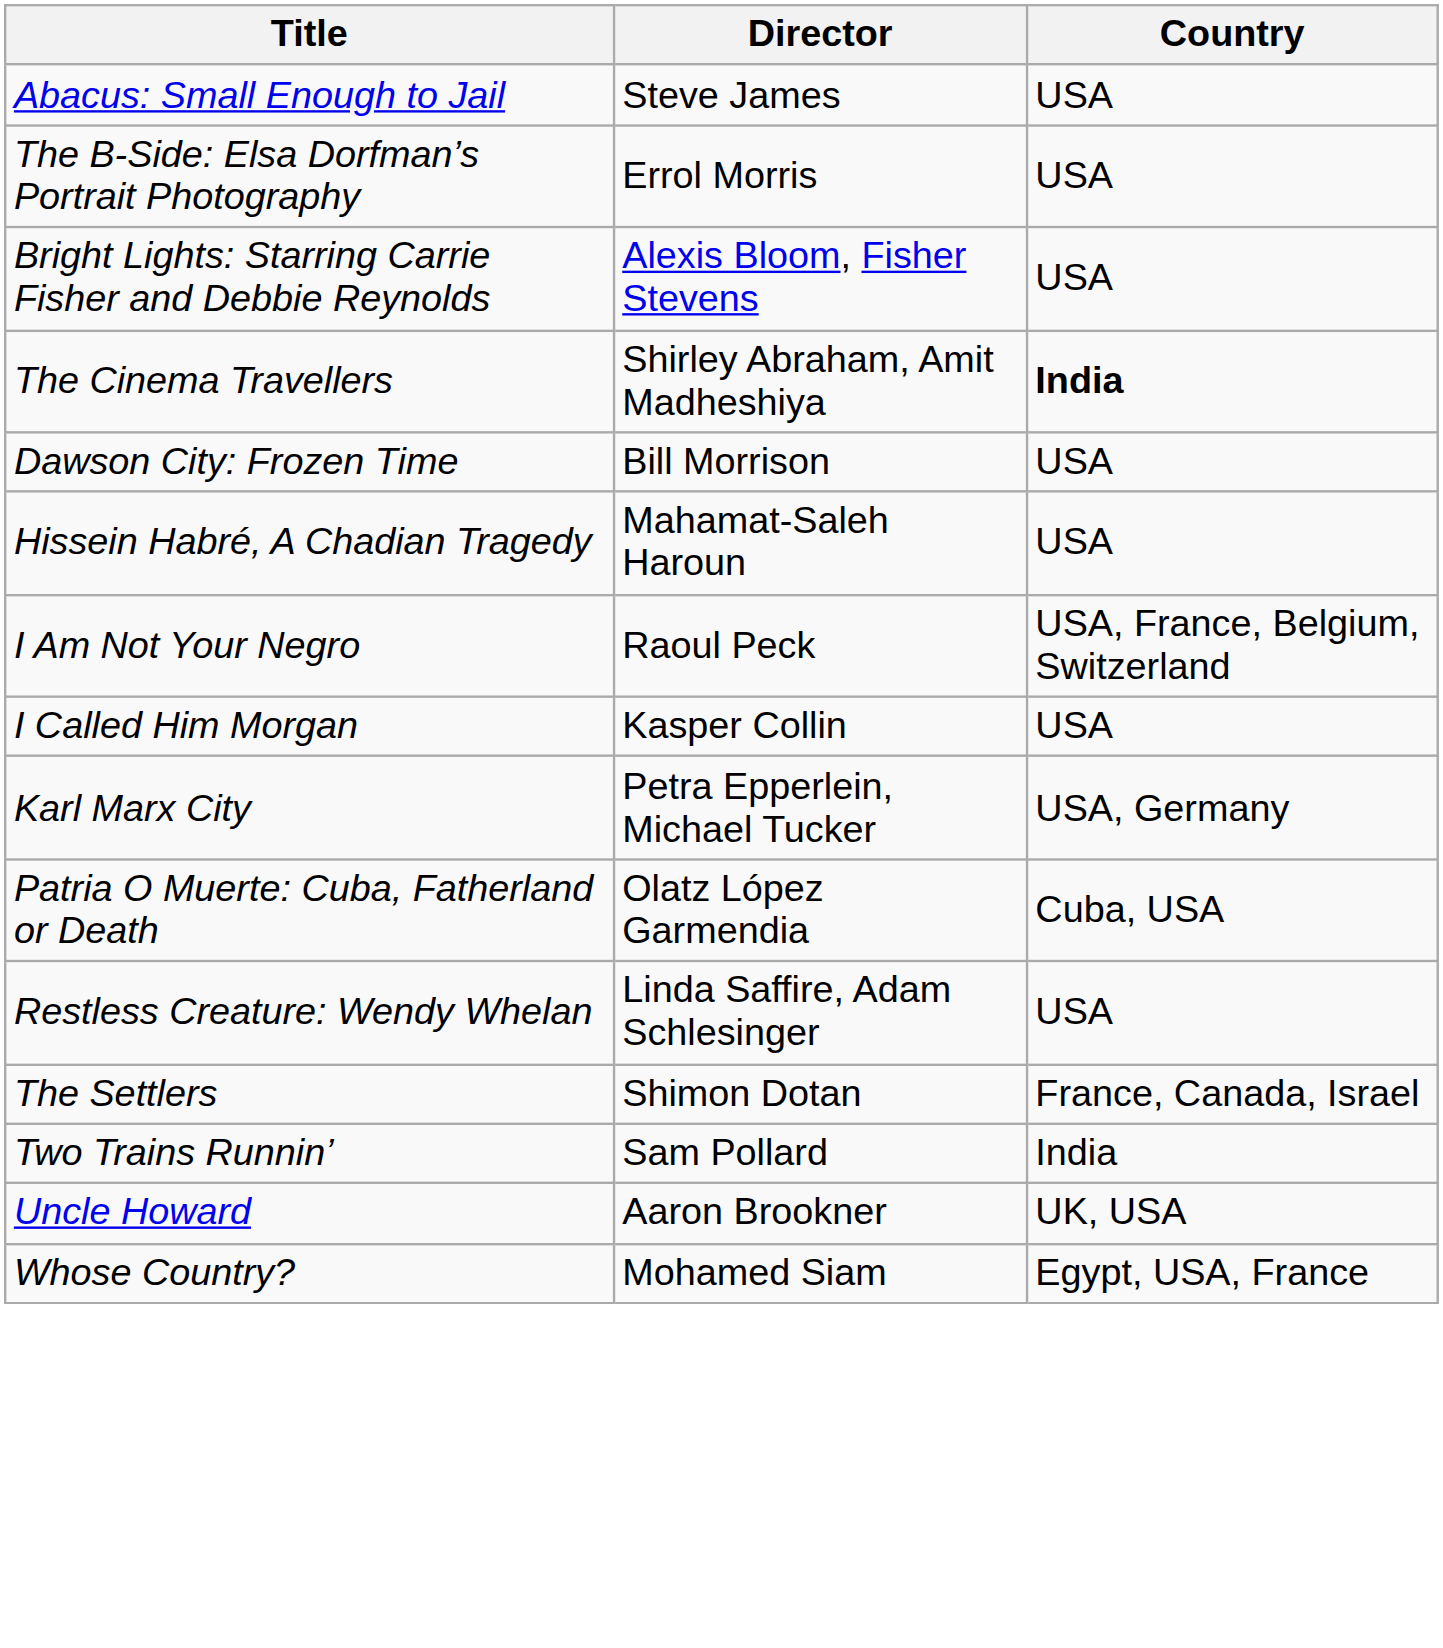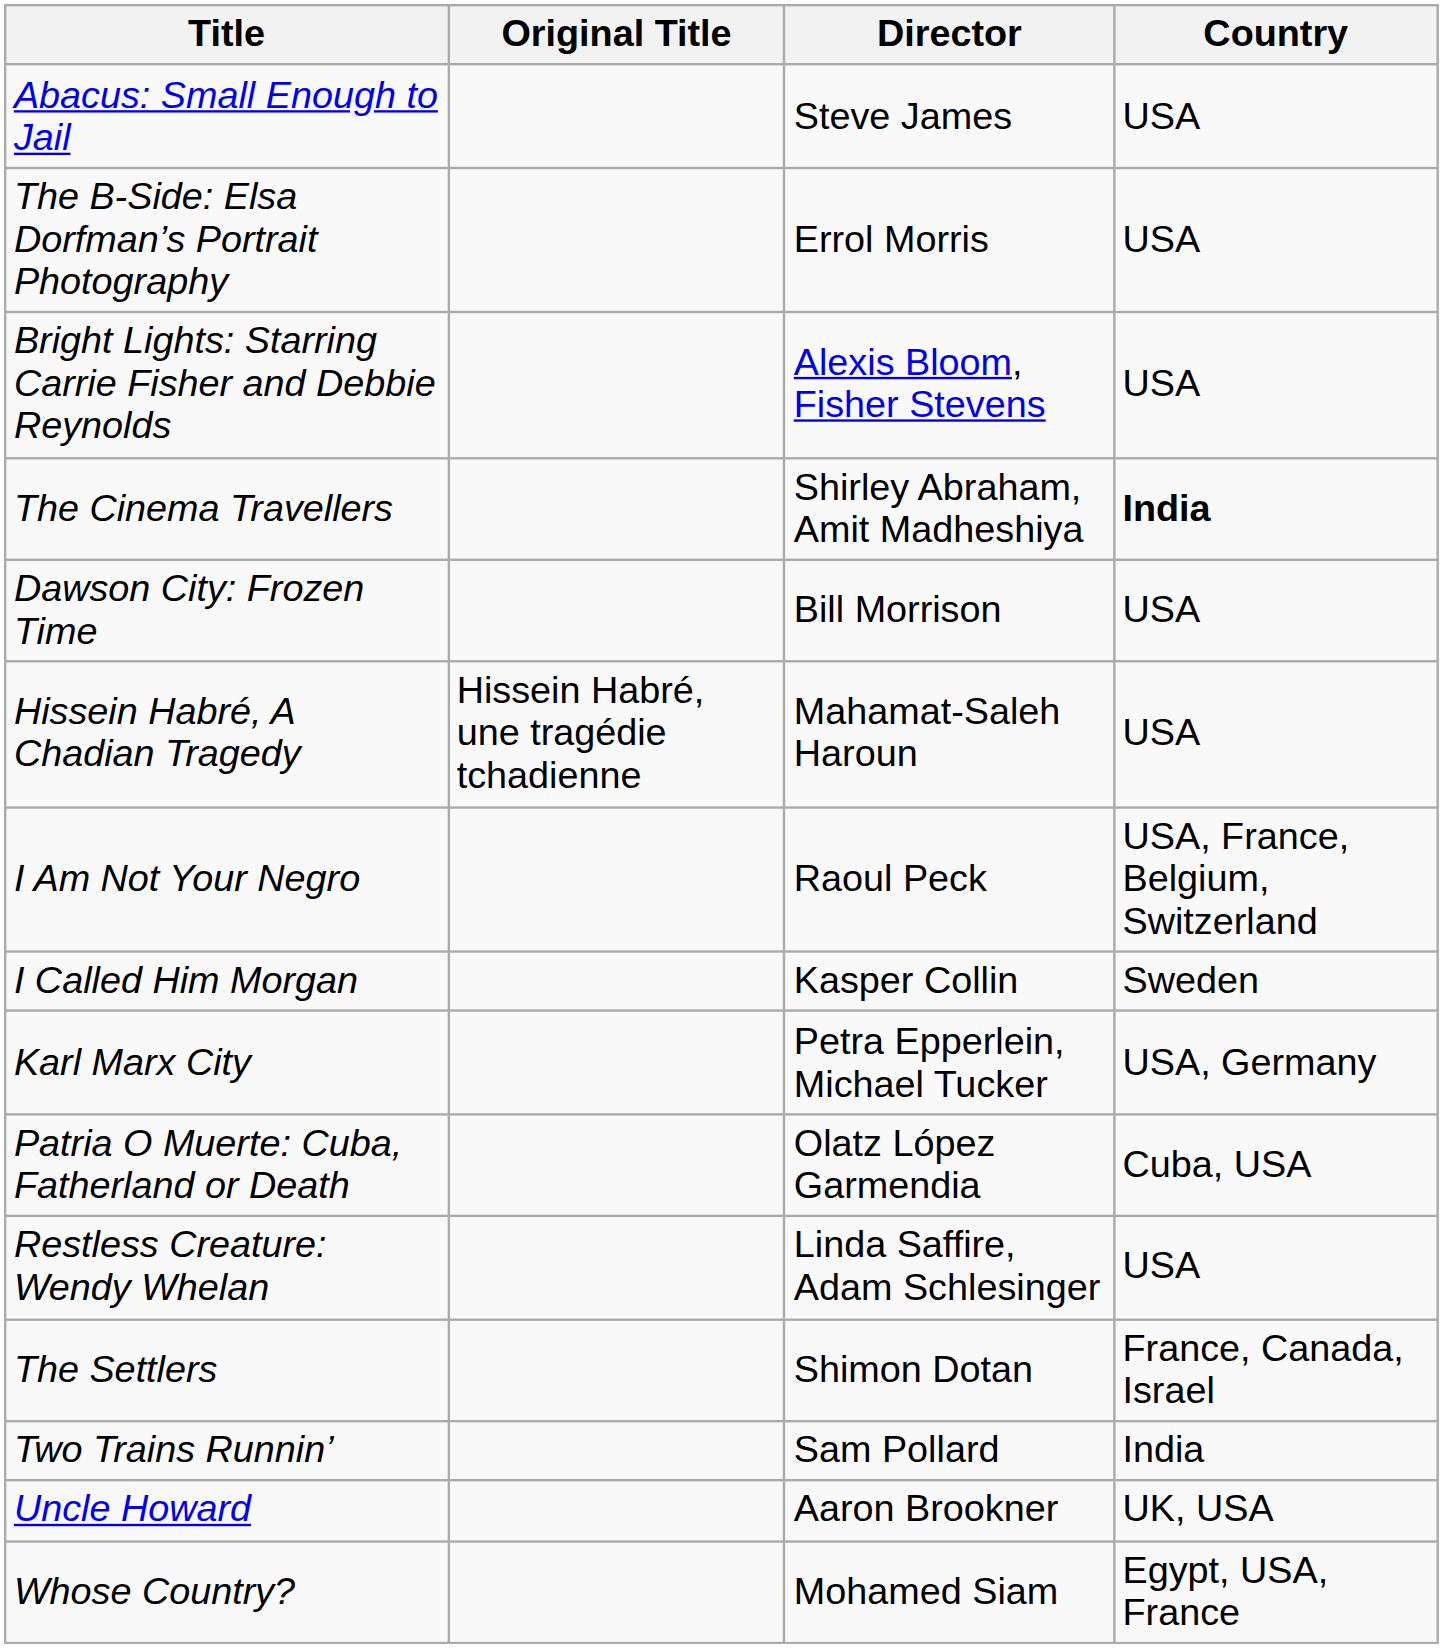+ column: (617, 34)
(1074, 725) USA -> (1191, 980) Sweden
